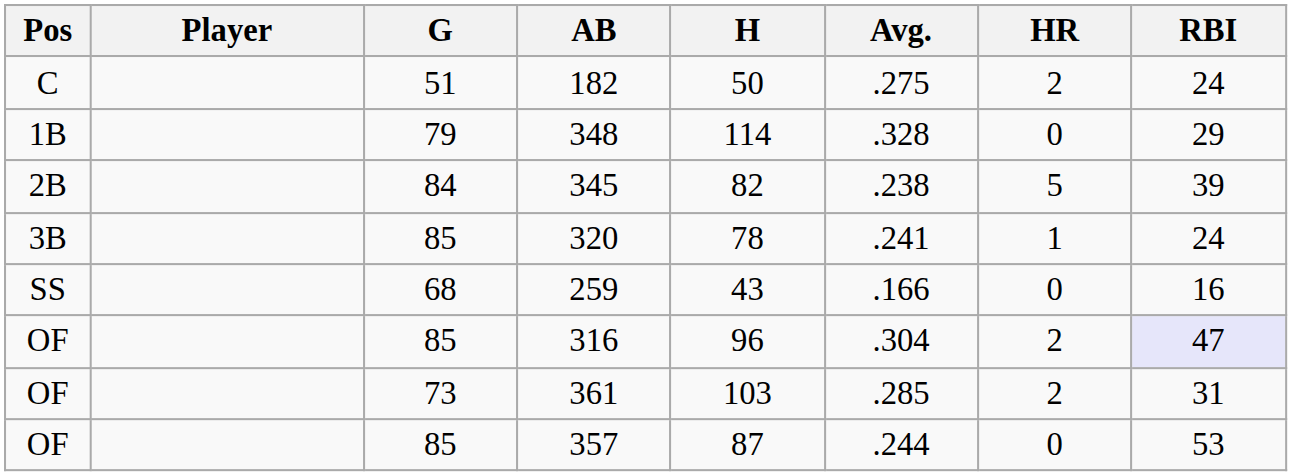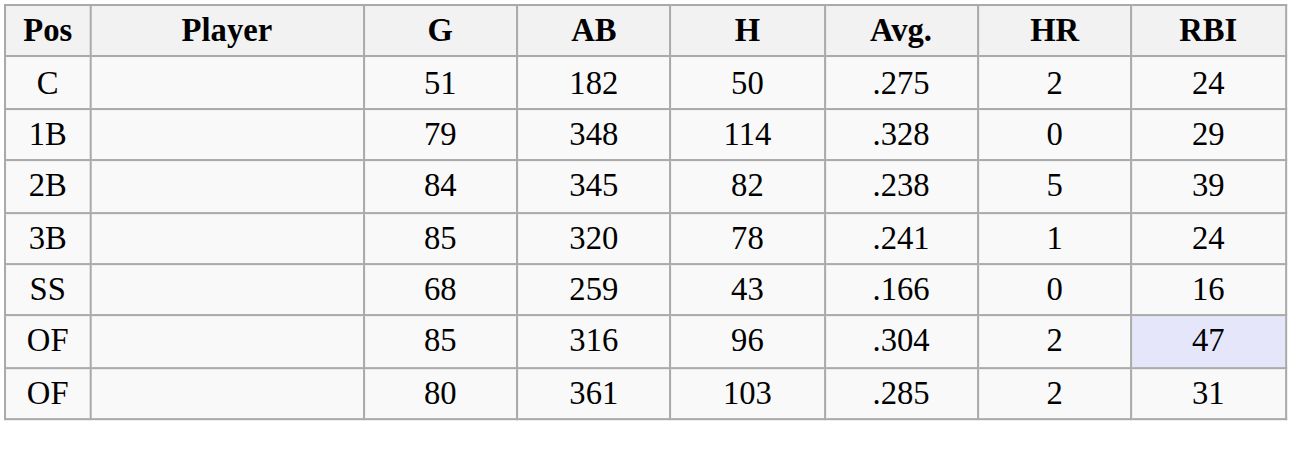(440, 392) 73 -> (440, 392) 80
- row: (594, 444)
